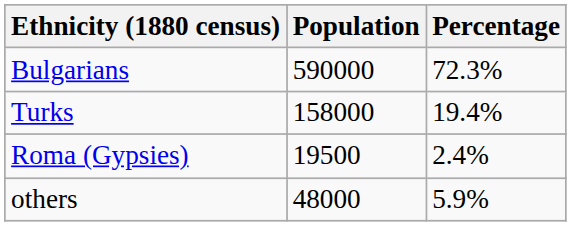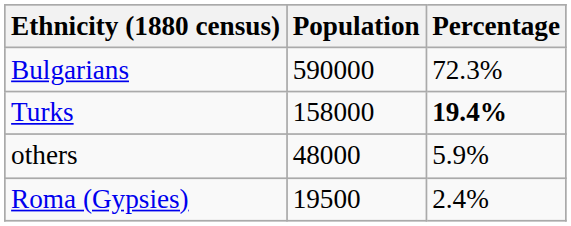(467, 112) normal -> (470, 112) bold
rows swapped: (100, 155) <-> (44, 198)
